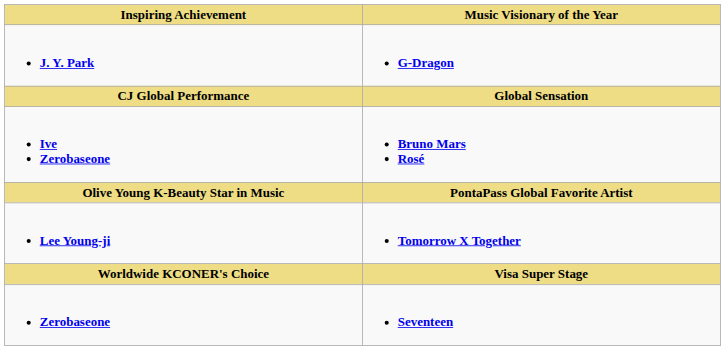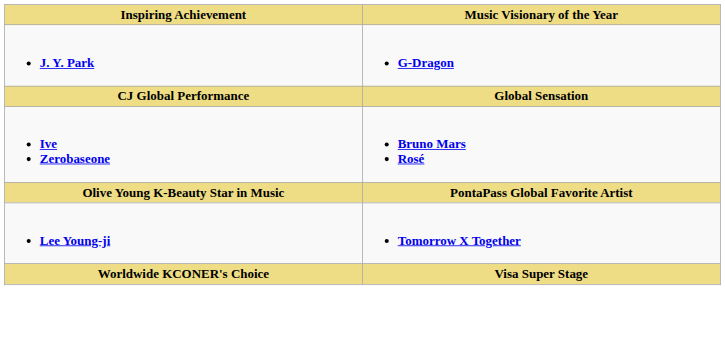- row: (183, 322)
